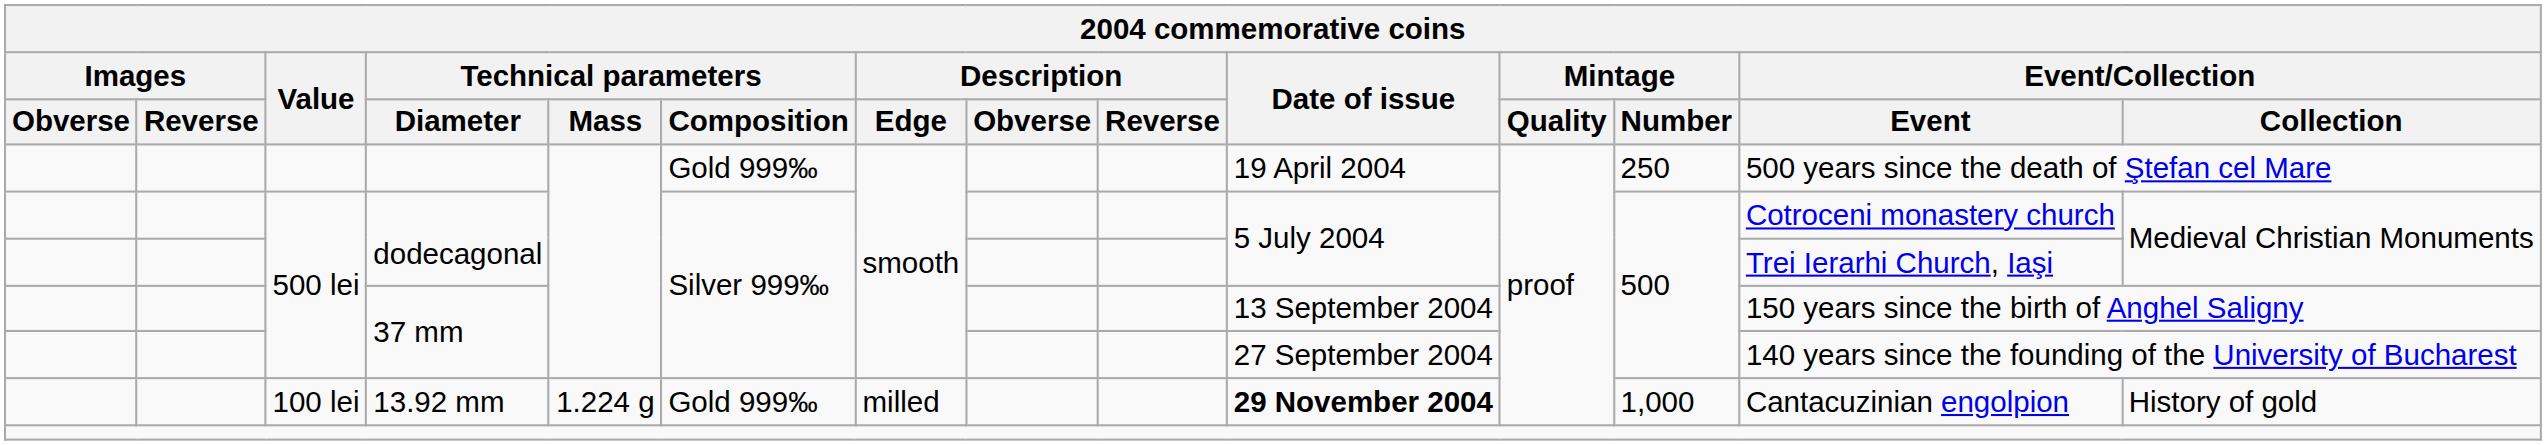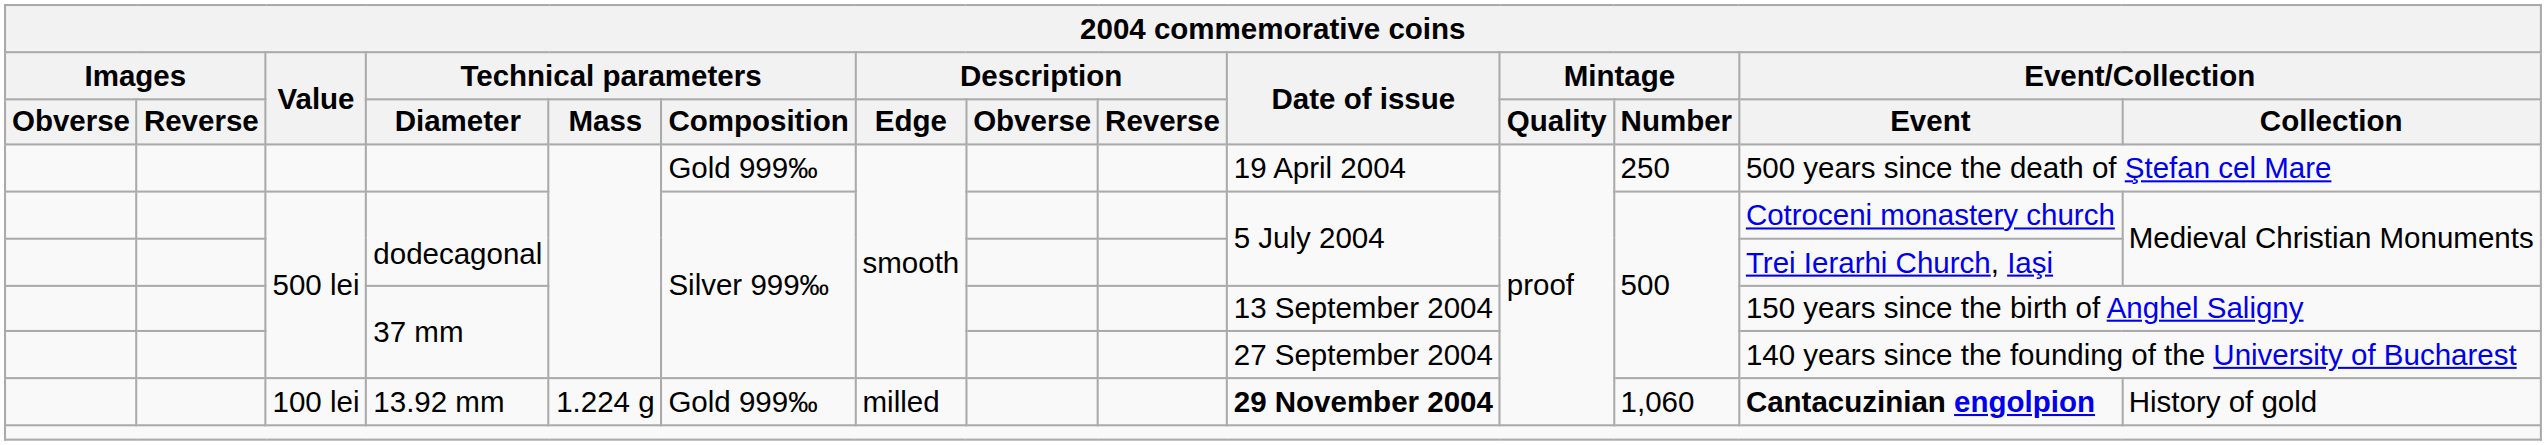(1658, 402) 1,000 -> (1658, 402) 1,060
(1907, 402) normal -> (1920, 402) bold
